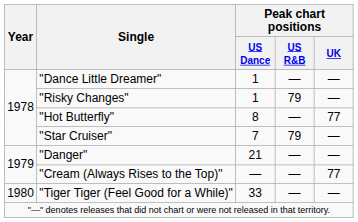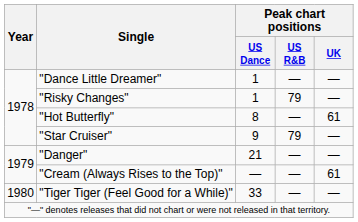(334, 117) 77 -> (334, 117) 61
(255, 136) 7 -> (255, 136) 9
(334, 174) 77 -> (334, 174) 61
